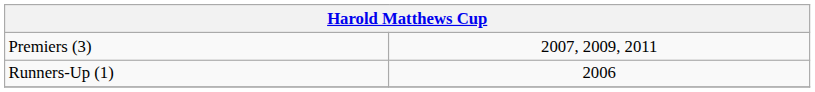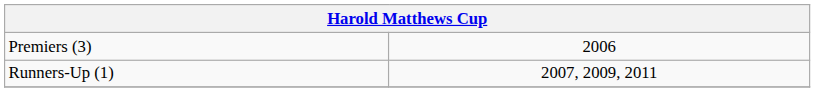(599, 46) 2007, 2009, 2011 -> (599, 46) 2006
(599, 73) 2006 -> (599, 73) 2007, 2009, 2011
